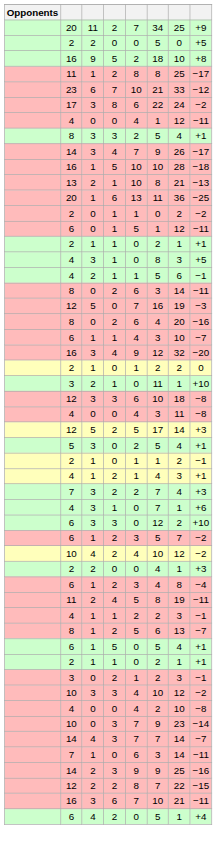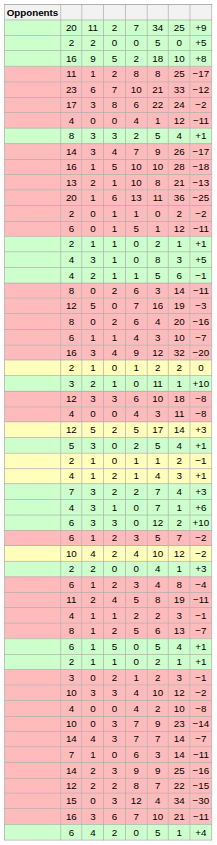+ row: (71, 801)
